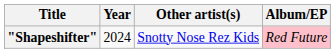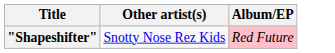- column: (117, 15)
